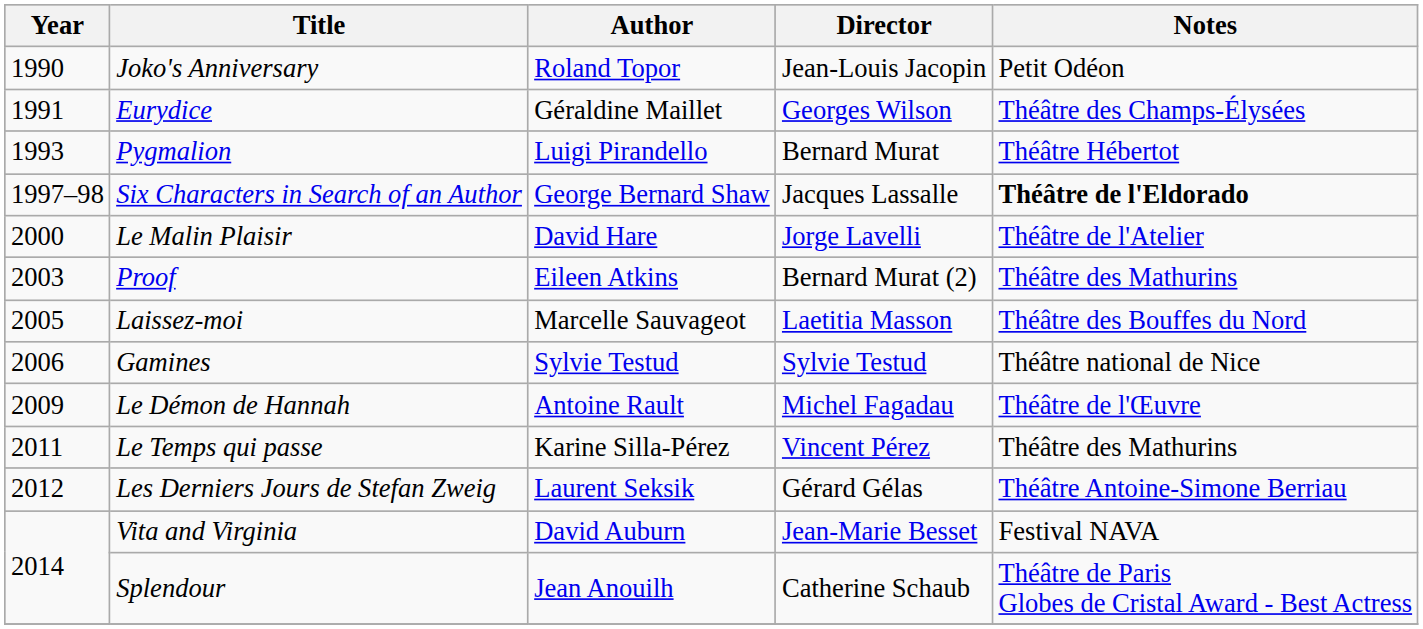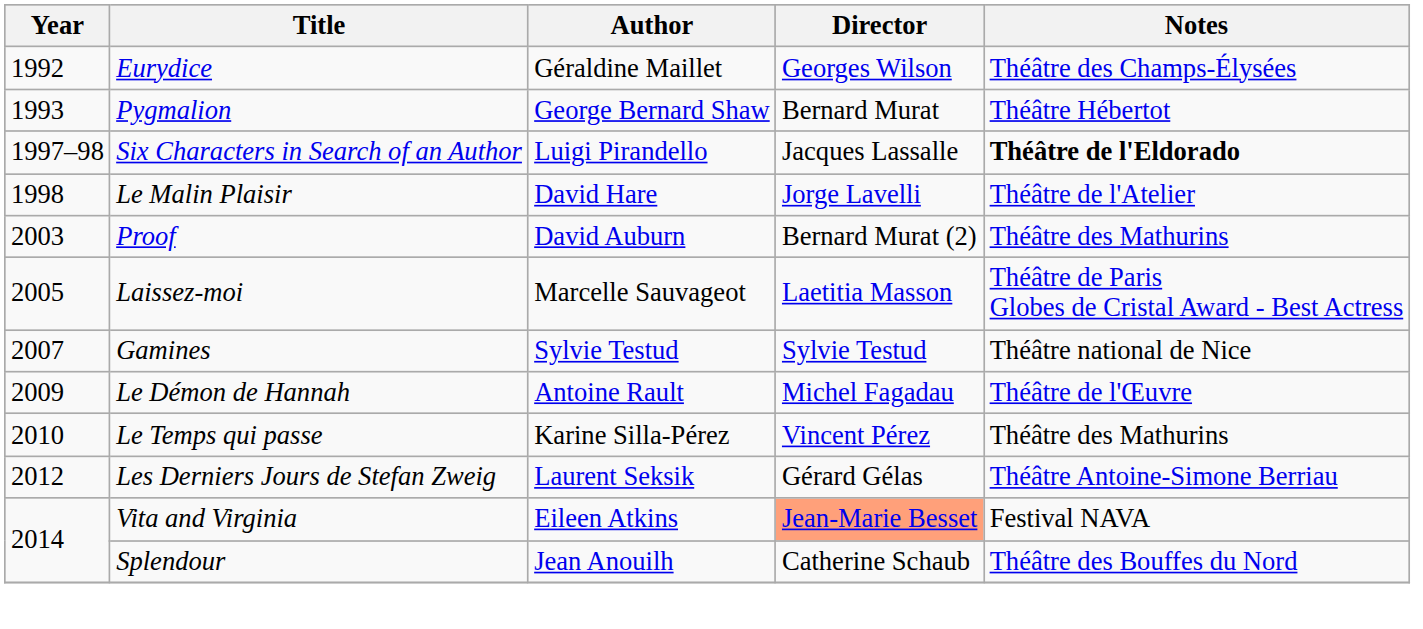- row: (217, 67)
(38, 109) 1991 -> (38, 67) 1992
(621, 151) Luigi Pirandello -> (652, 109) George Bernard Shaw
(652, 194) George Bernard Shaw -> (621, 151) Luigi Pirandello
(38, 236) 2000 -> (38, 194) 1998
(606, 278) Eileen Atkins -> (610, 236) David Auburn
(1152, 320) Théâtre des Bouffes du Nord -> (1196, 293) Théâtre de Paris Globes de Cristal Award - Best Actress
(38, 362) 2006 -> (38, 350) 2007
(37, 446) 2011 -> (38, 434) 2010
(610, 531) David Auburn -> (606, 518) Eileen Atkins
(880, 531) no background -> (880, 518) lightsalmon background
(1205, 588) Théâtre de Paris Globes de Cristal Award - Best Actress -> (1144, 560) Théâtre des Bouffes du Nord
